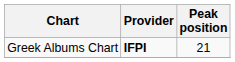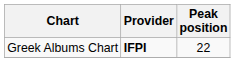(203, 47) 21 -> (203, 47) 22
